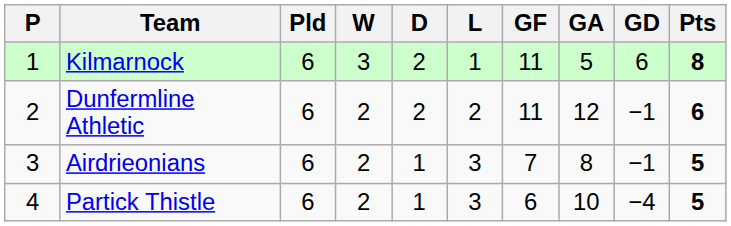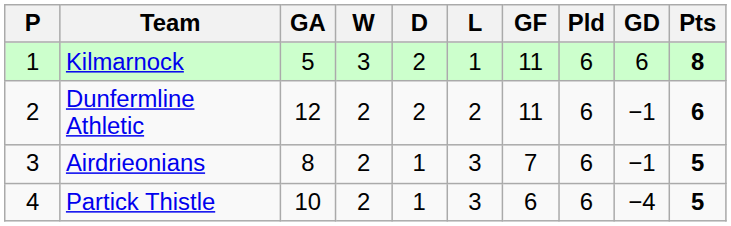columns swapped: (308, 23) <-> (586, 23)
